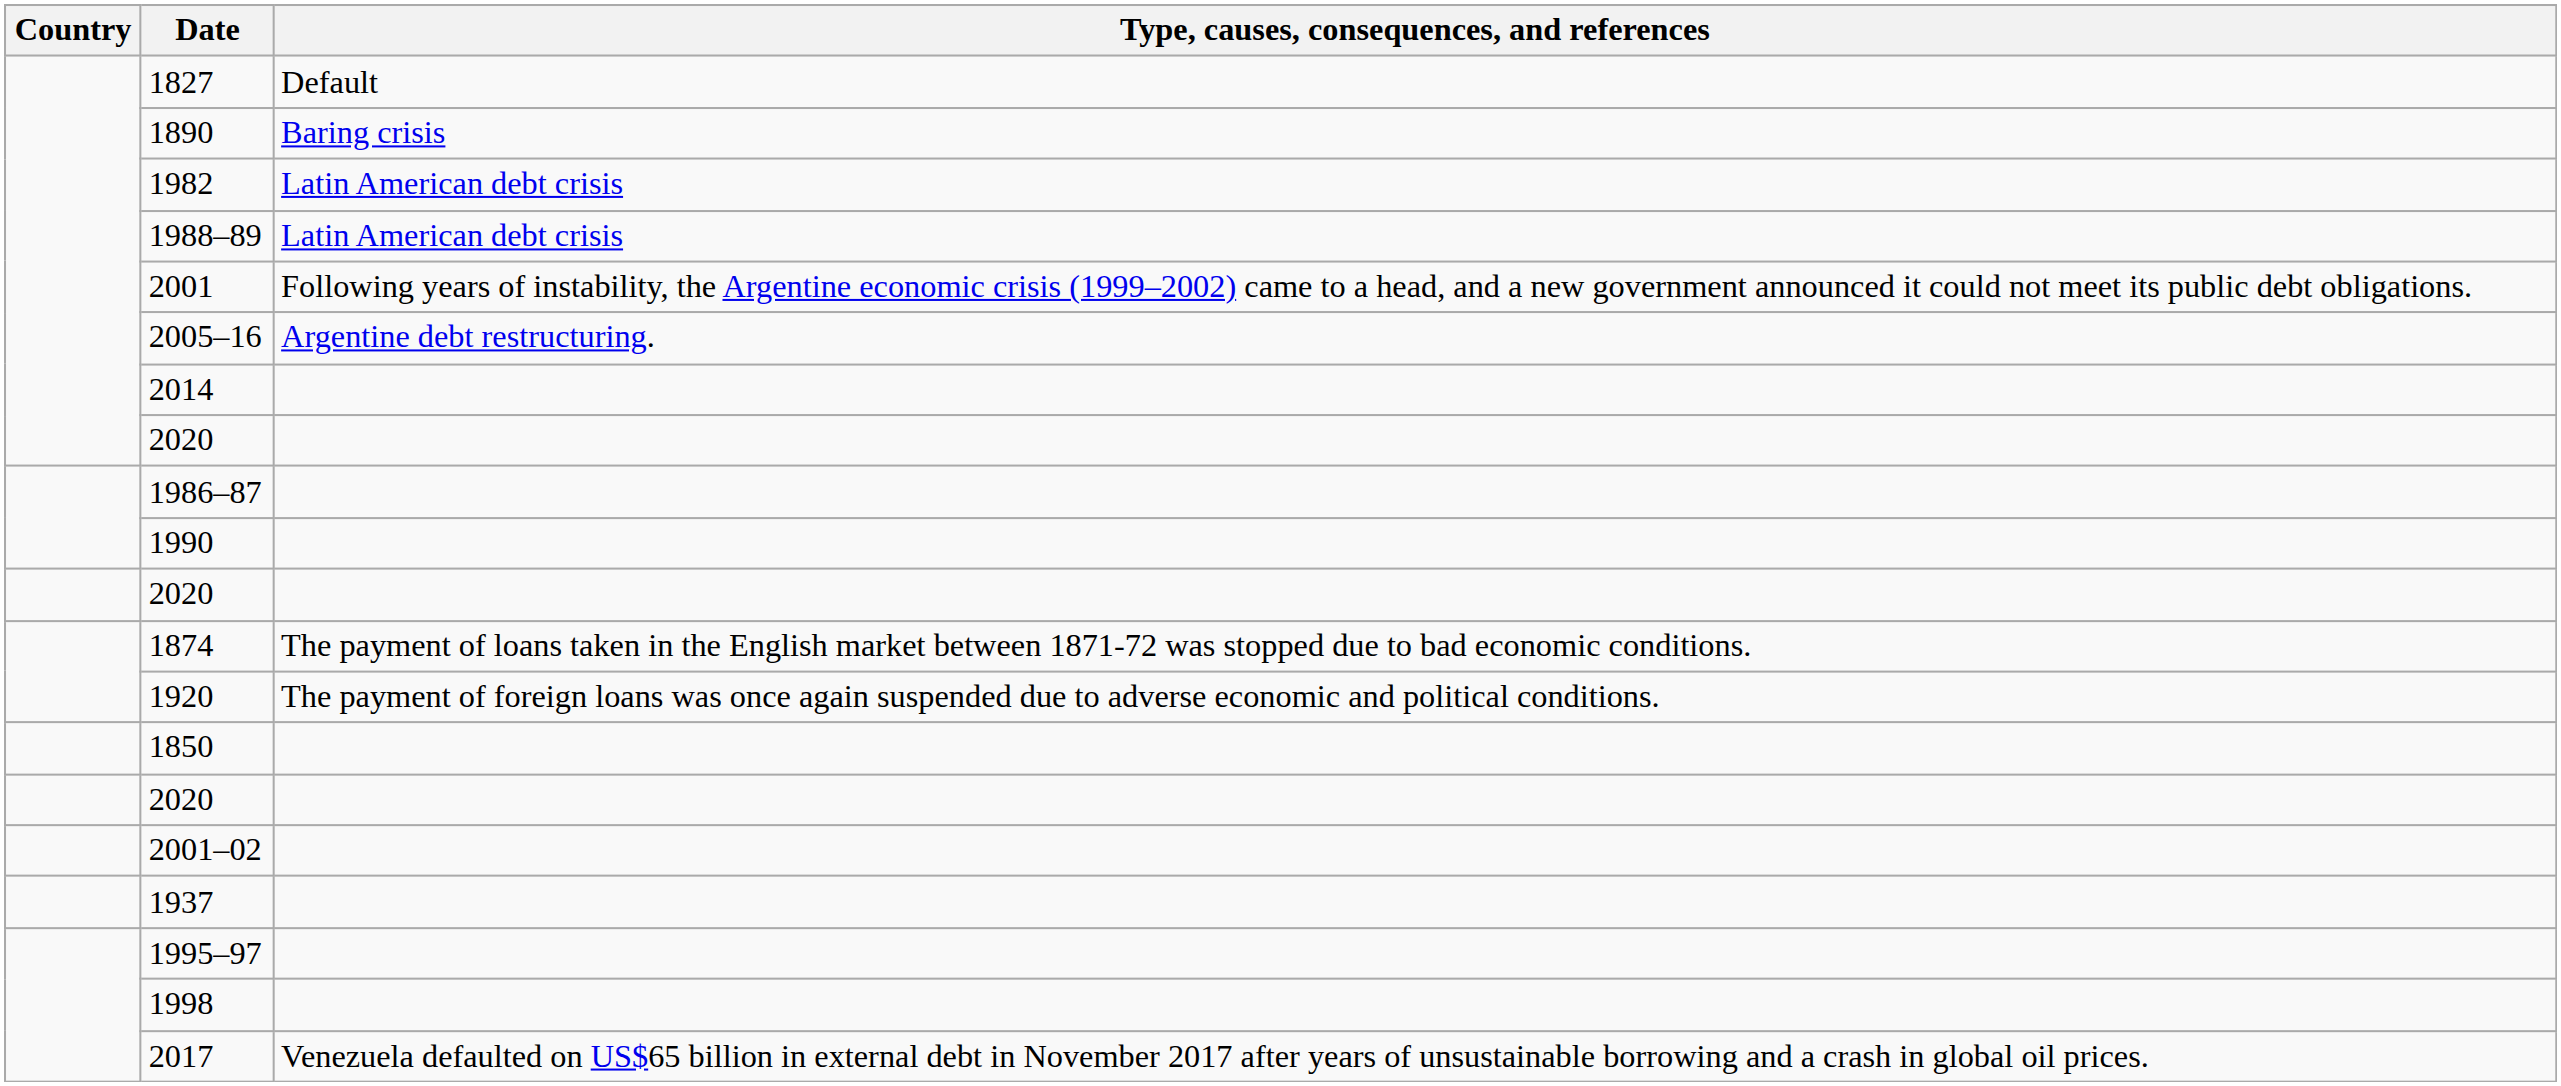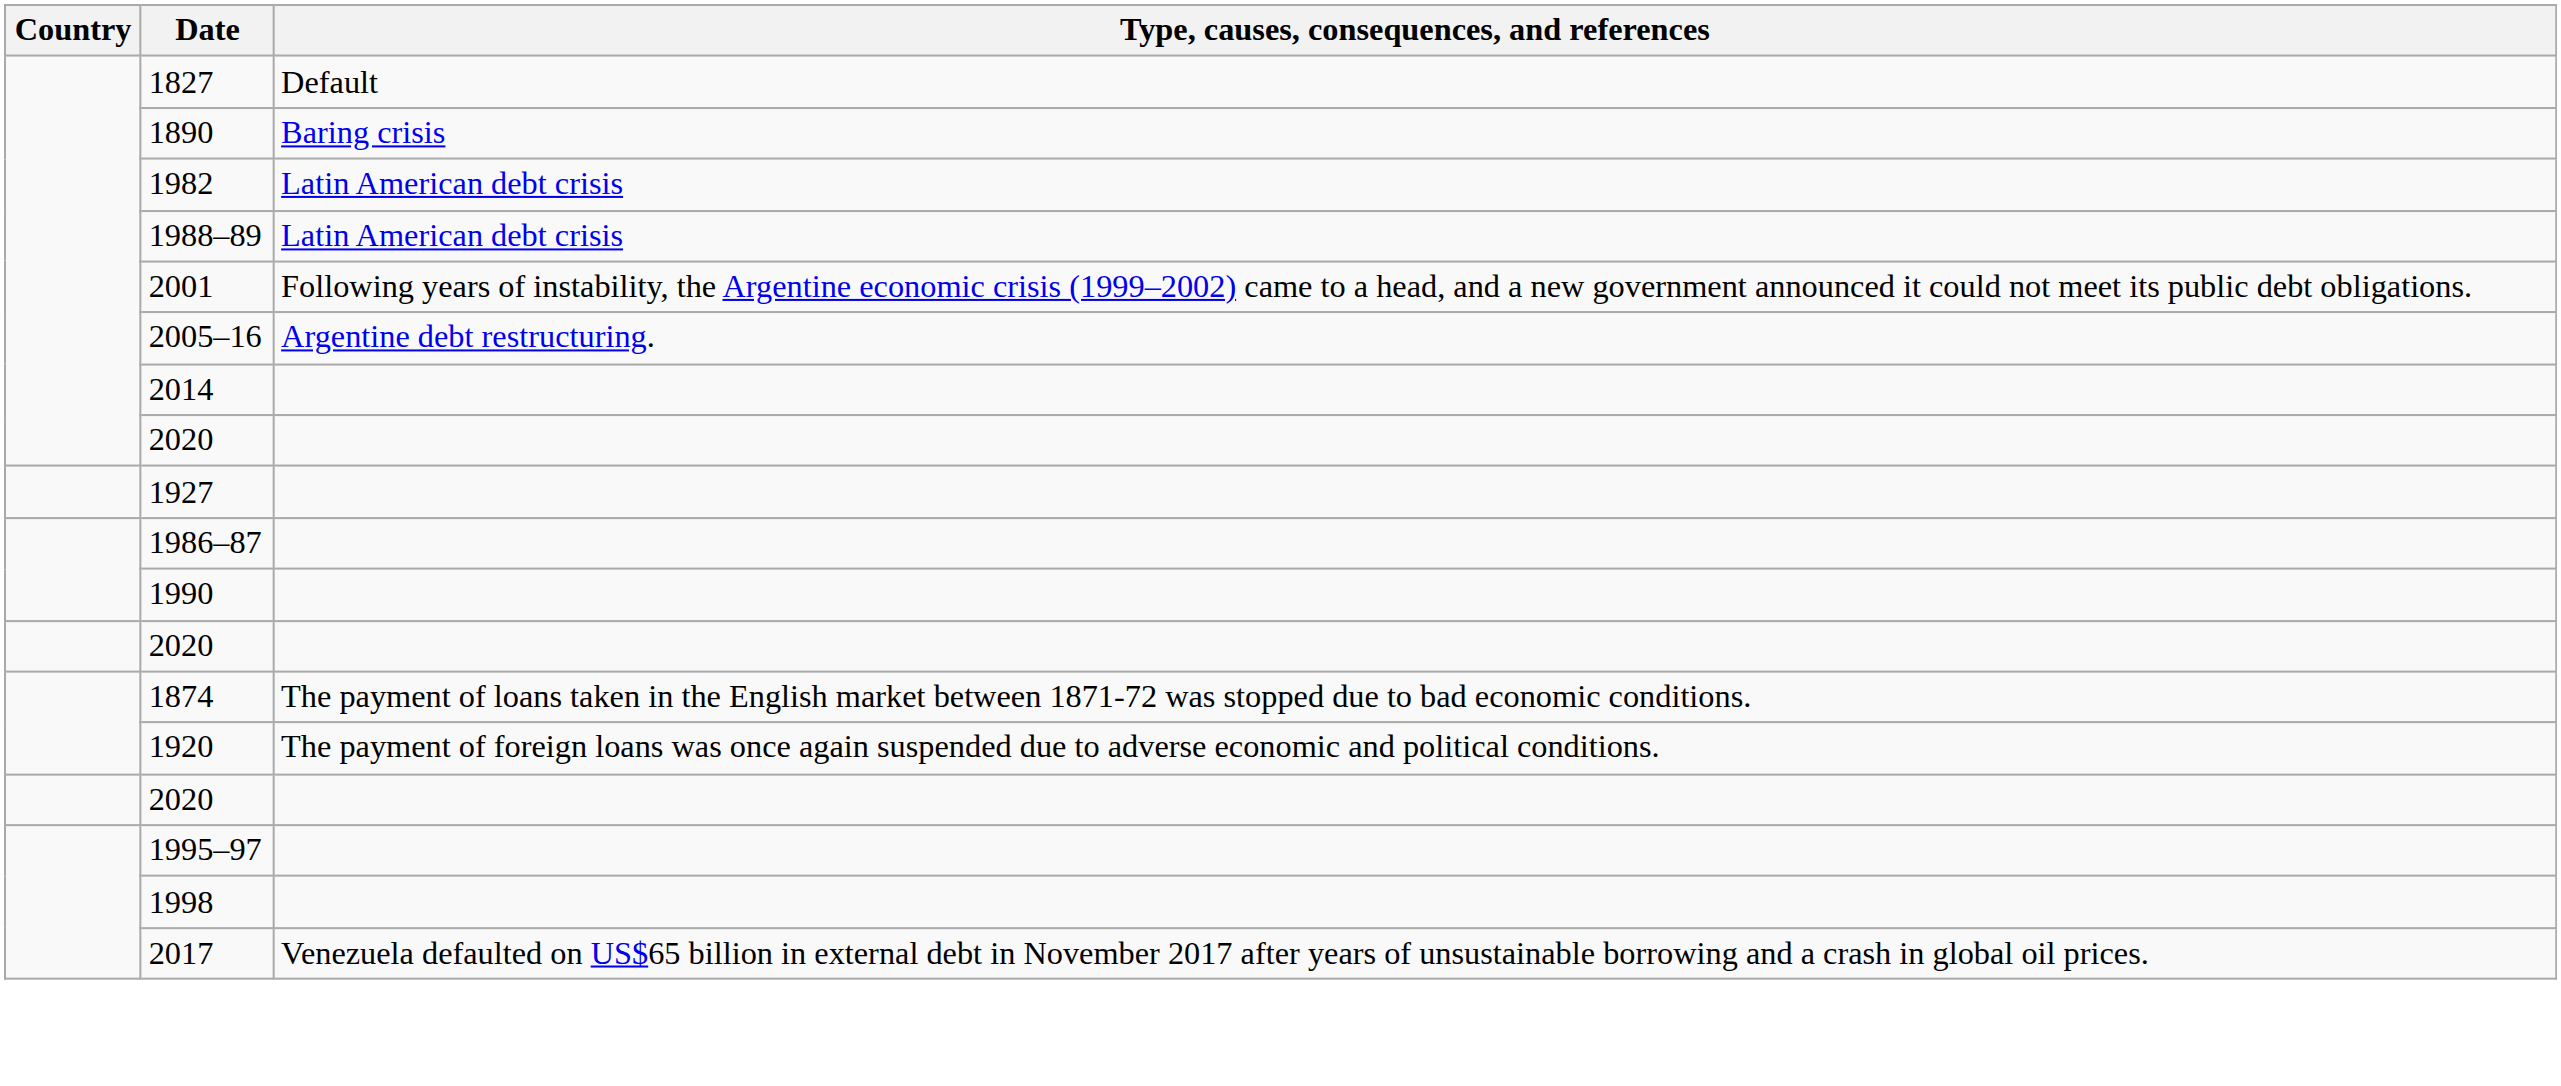+ row: (181, 491)
- row: (181, 747)
- row: (205, 850)
- row: (181, 901)
